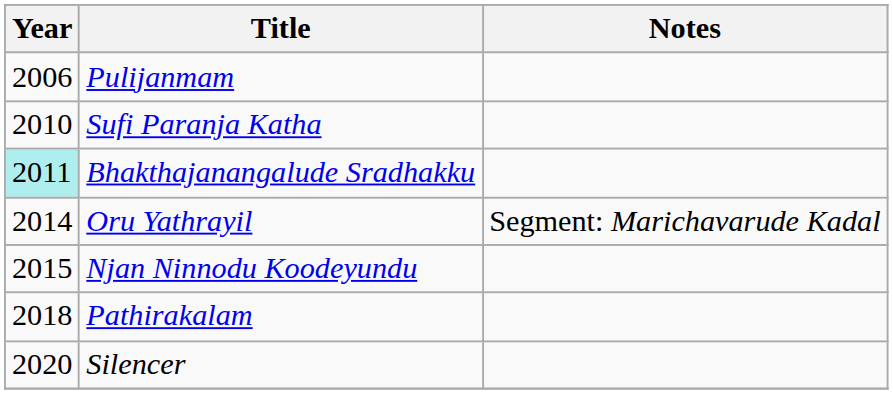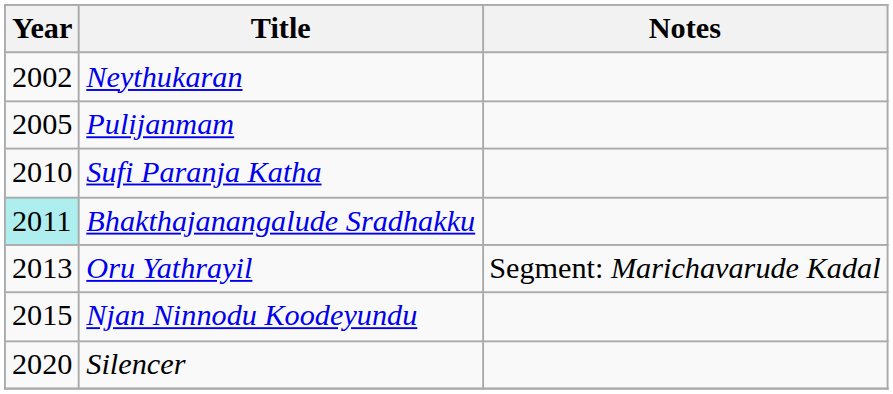+ row: (164, 76)
(42, 76) 2006 -> (42, 124) 2005
(42, 220) 2014 -> (42, 268) 2013
- row: (169, 316)
